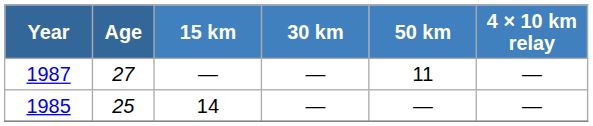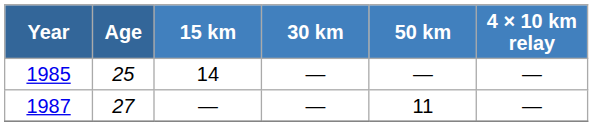rows swapped: (49, 106) <-> (49, 74)
